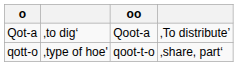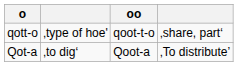rows swapped: (22, 33) <-> (22, 52)
